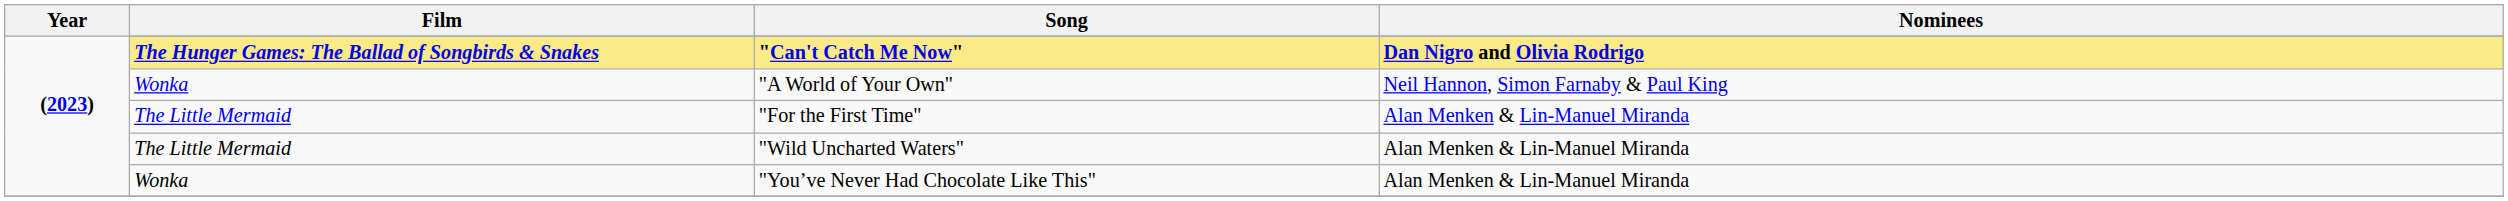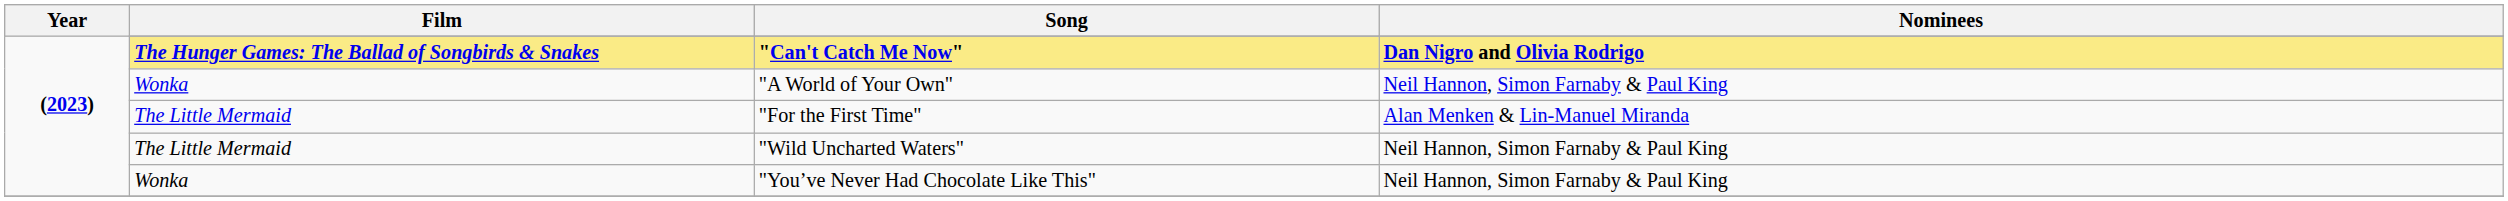(1536, 148) Alan Menken & Lin-Manuel Miranda -> (1556, 148) Neil Hannon, Simon Farnaby & Paul King
(1536, 180) Alan Menken & Lin-Manuel Miranda -> (1556, 180) Neil Hannon, Simon Farnaby & Paul King
